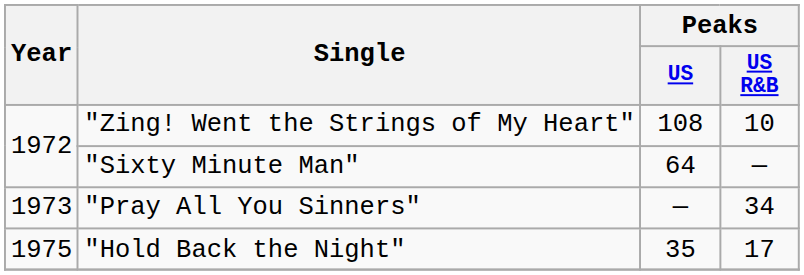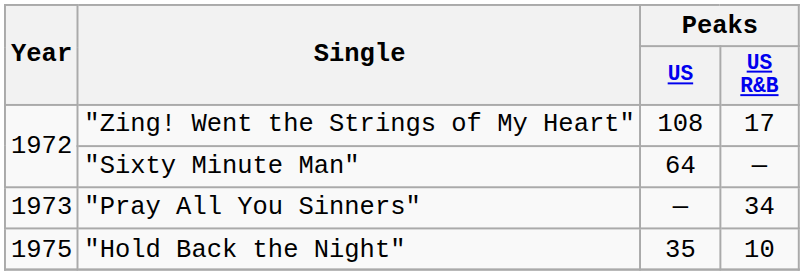(759, 125) 10 -> (759, 125) 17
(759, 249) 17 -> (759, 249) 10
